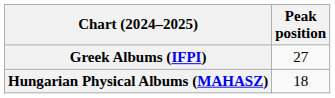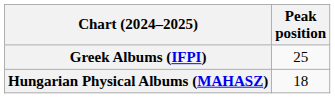(301, 57) 27 -> (301, 57) 25
